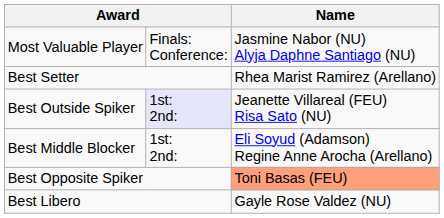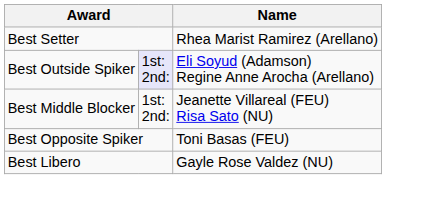- row: (75, 46)
(311, 108) Jeanette Villareal (FEU) Risa Sato (NU) -> (275, 69) Eli Soyud (Adamson) Regine Anne Arocha (Arellano)
(333, 147) Eli Soyud (Adamson) Regine Anne Arocha (Arellano) -> (253, 108) Jeanette Villareal (FEU) Risa Sato (NU)
(291, 178) lightsalmon background -> (233, 139) no background
